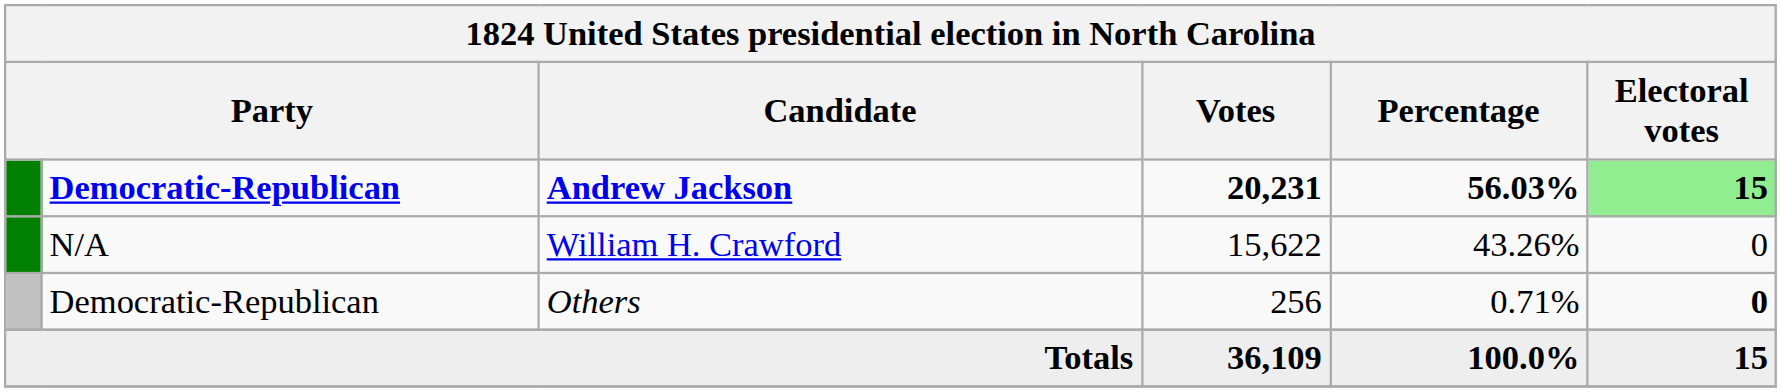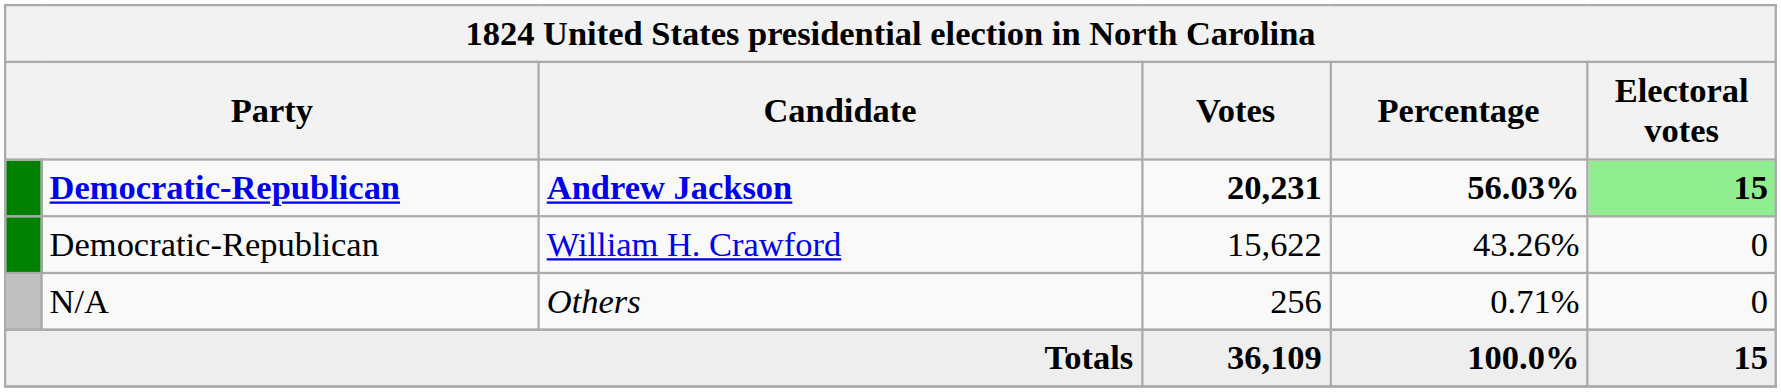(79, 244) N/A -> (214, 244) Democratic-Republican
(214, 301) Democratic-Republican -> (79, 301) N/A
(1759, 301) bold -> (1759, 301) normal
